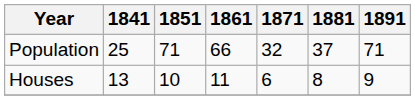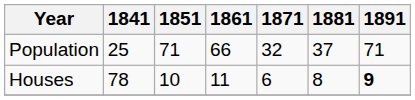(118, 79) 13 -> (118, 79) 78
(369, 79) normal -> (369, 79) bold
